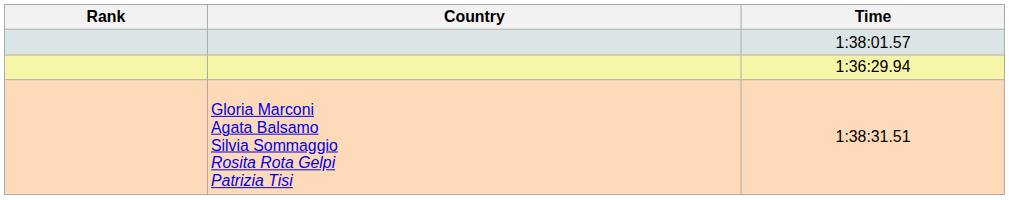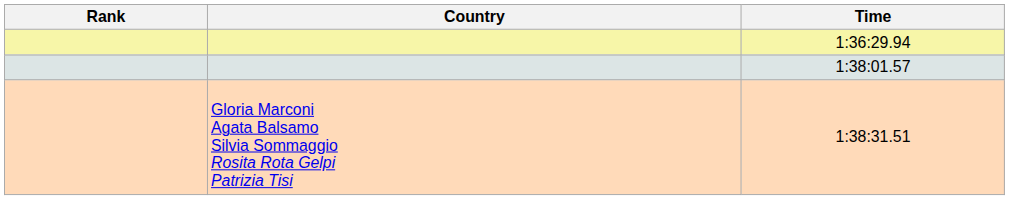rows swapped: (873, 67) <-> (873, 42)
